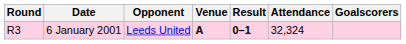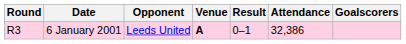(242, 30) bold -> (242, 30) normal
(287, 30) 32,324 -> (287, 30) 32,386
